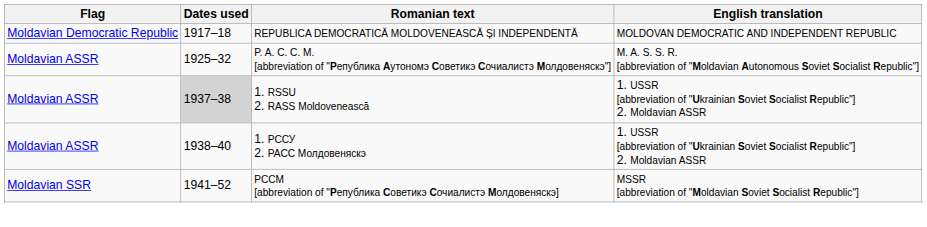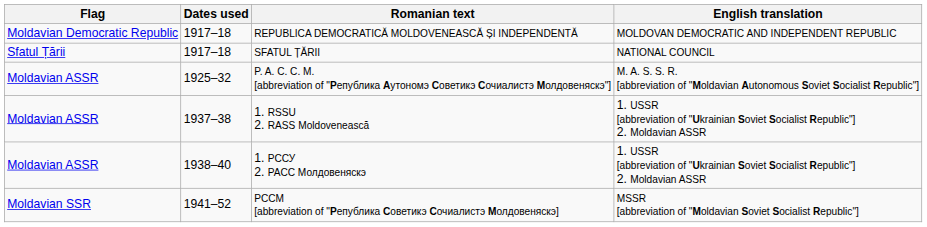+ row: (287, 53)
(207, 99) lightgrey background -> (207, 118) no background
